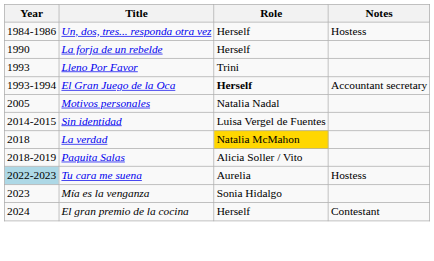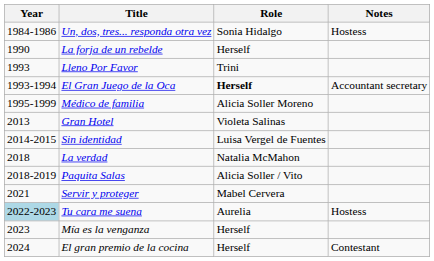(233, 31) Herself -> (249, 31) Sonia Hidalgo
+ row: (103, 103)
- row: (106, 103)
+ row: (87, 121)
(258, 139) gold background -> (258, 157) no background
+ row: (100, 193)
(249, 193) Sonia Hidalgo -> (233, 229) Herself
